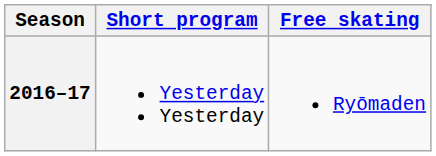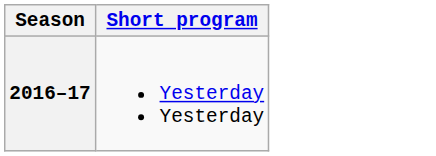- column: (350, 21)
